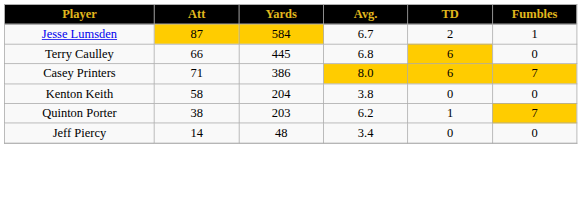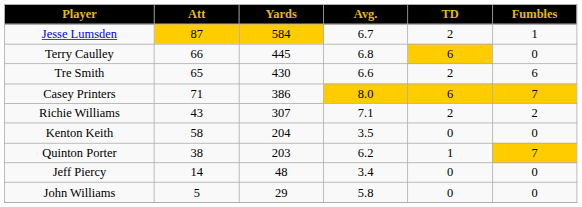+ row: (79, 73)
+ row: (79, 113)
(366, 93) 3.8 -> (366, 133) 3.5
+ row: (79, 192)
